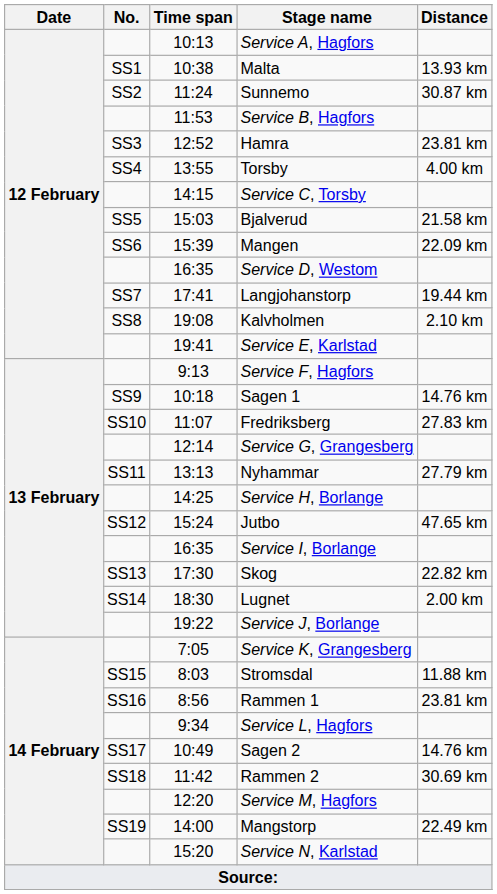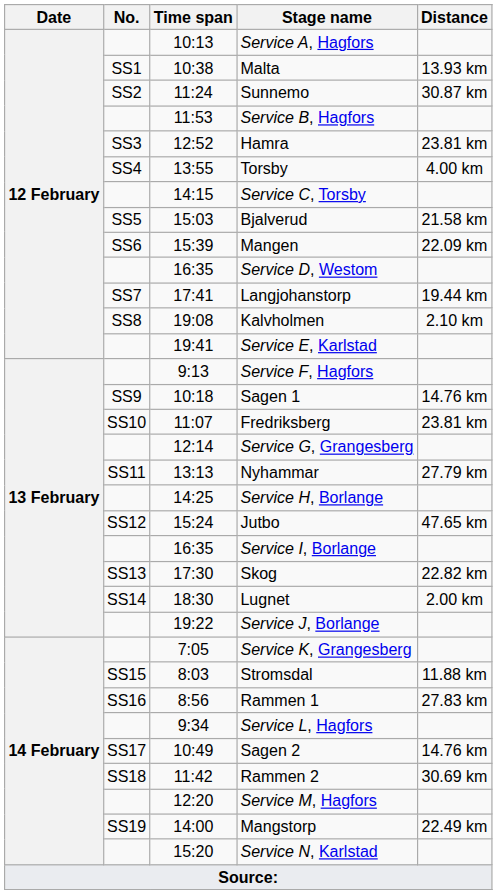(454, 422) 27.83 km -> (454, 422) 23.81 km
(454, 700) 23.81 km -> (454, 700) 27.83 km
